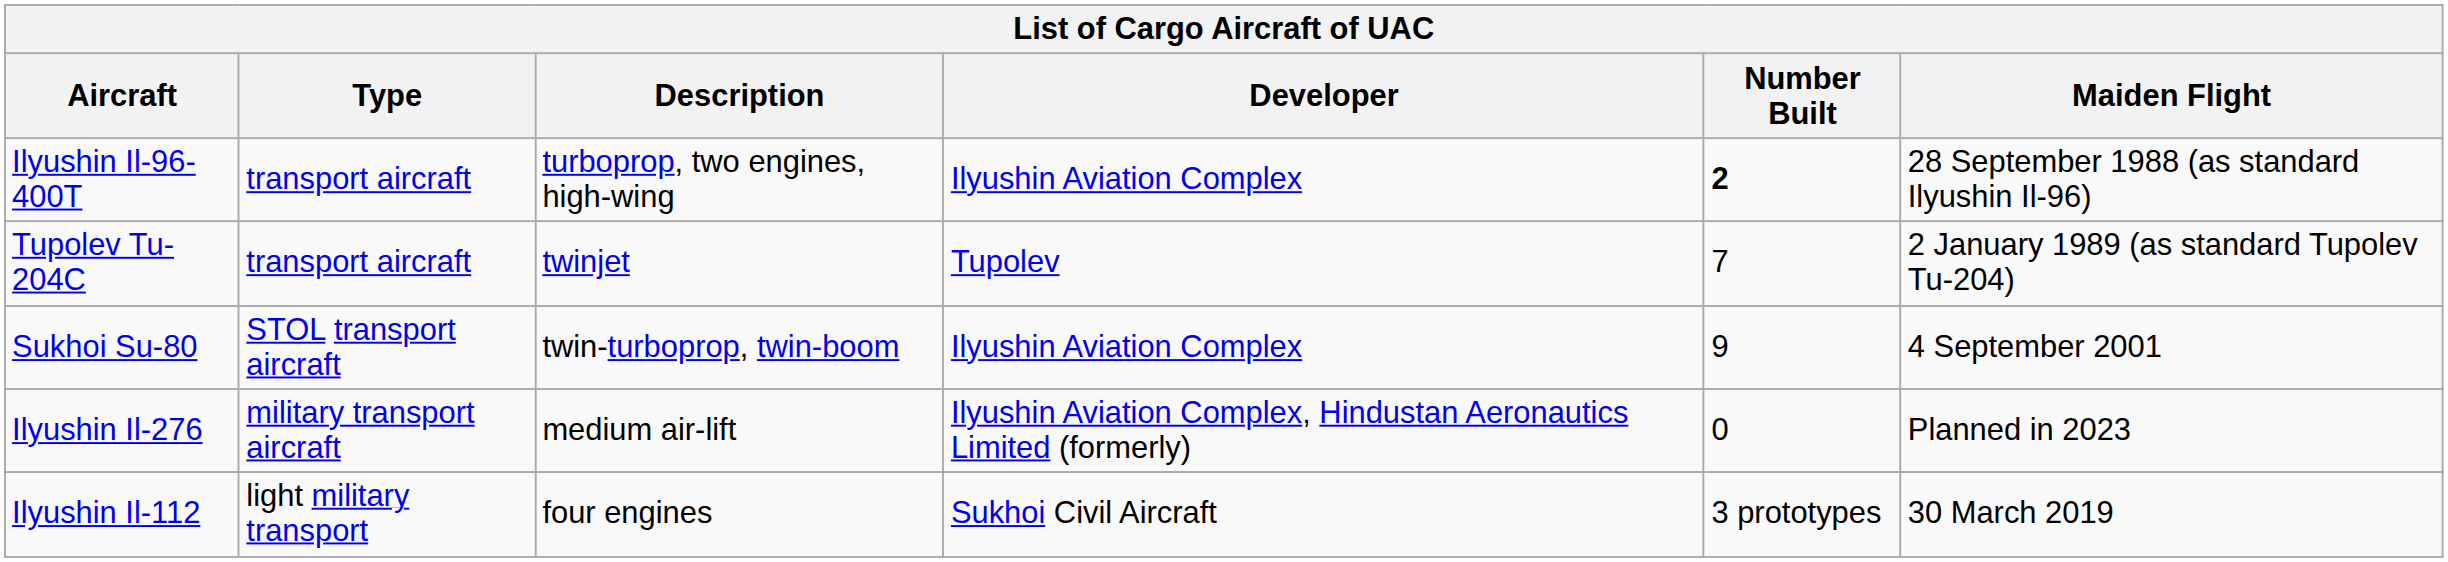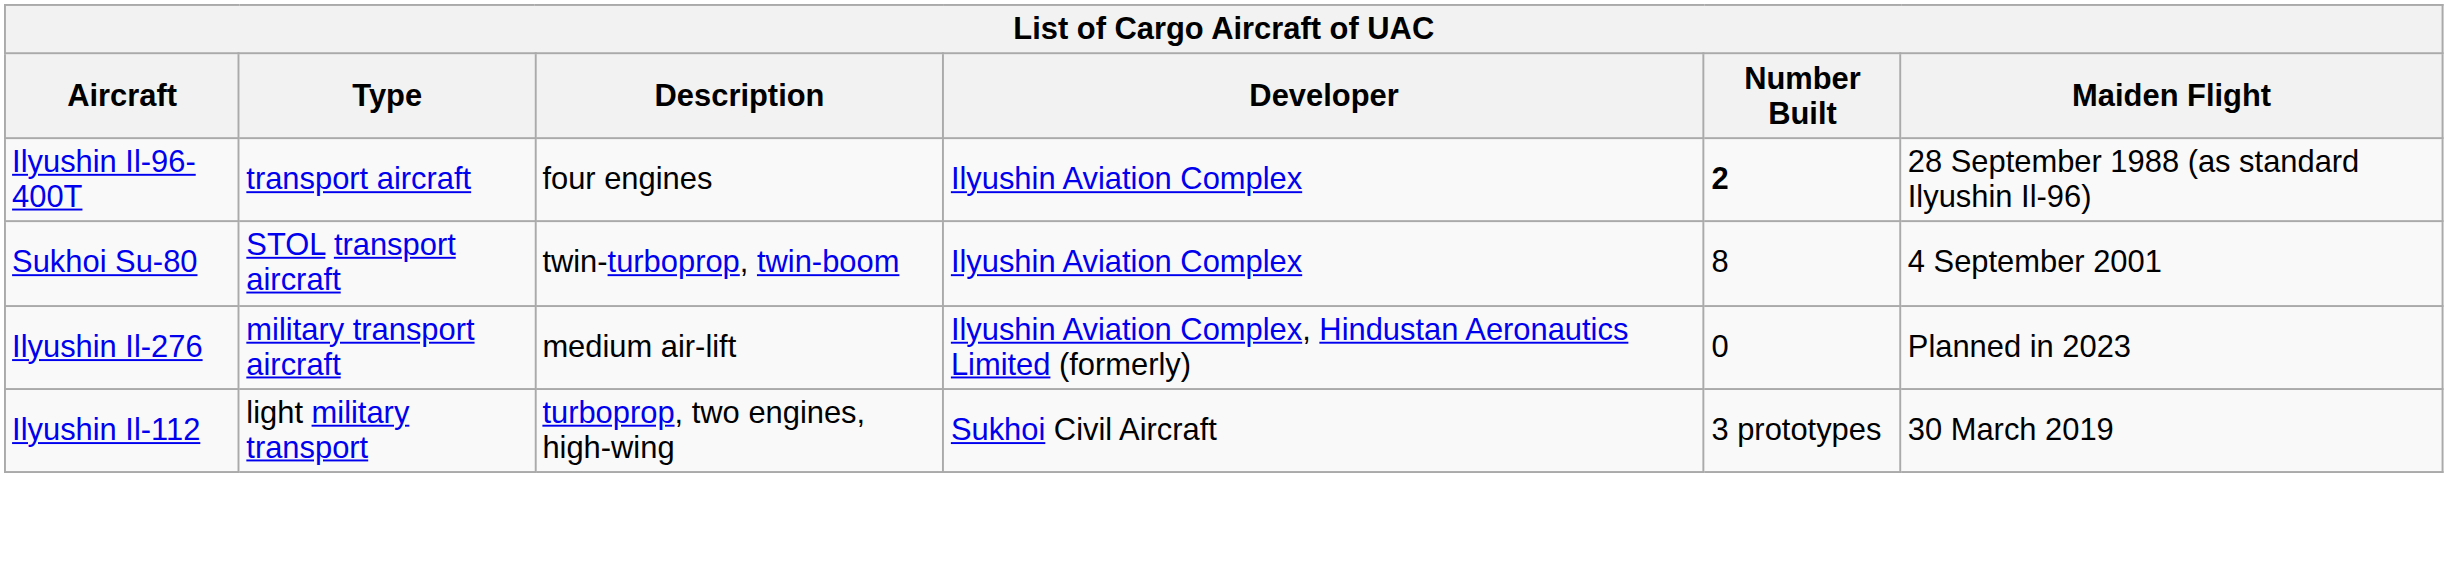(704, 179) turboprop, two engines, high-wing -> (627, 179) four engines
- row: (93, 262)
(1720, 346) 9 -> (1720, 262) 8
(627, 513) four engines -> (704, 430) turboprop, two engines, high-wing
